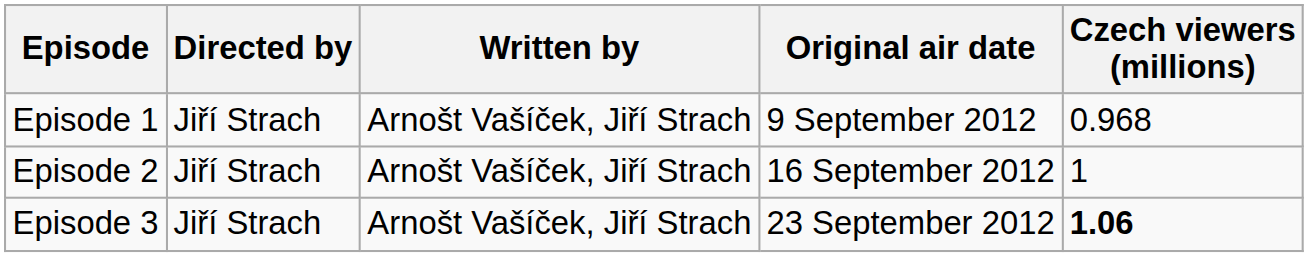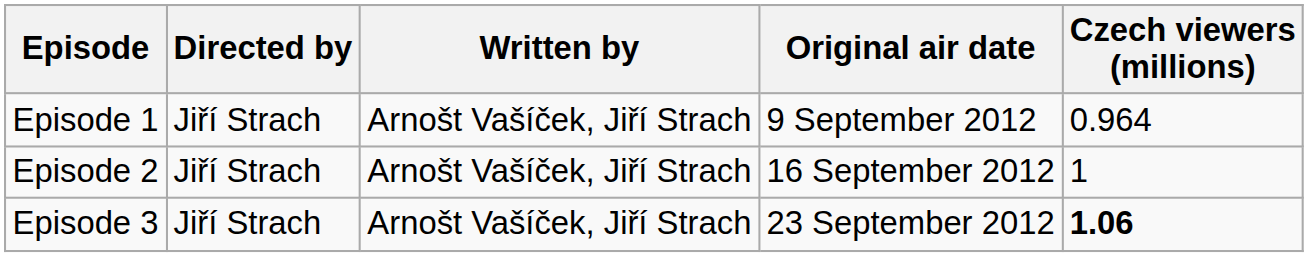(1111, 119) 0.968 -> (1111, 119) 0.964
